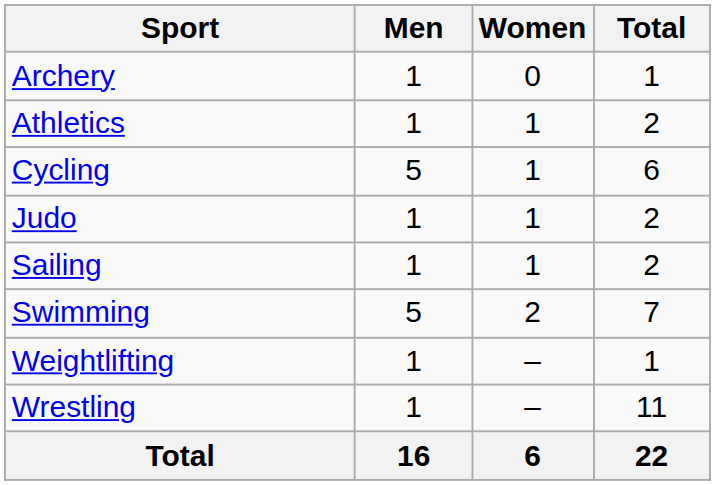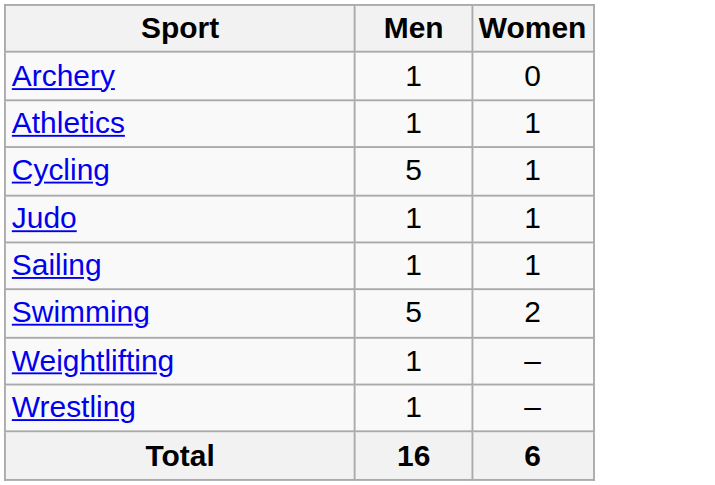- column: (652, 28)
